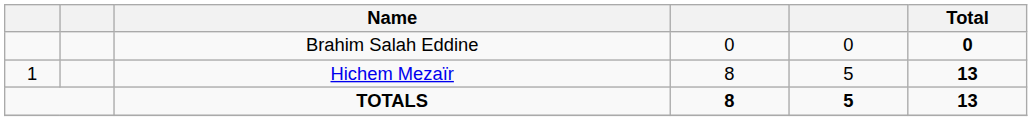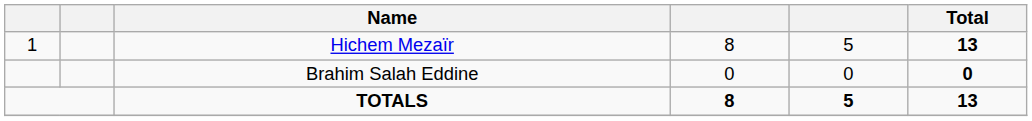rows swapped: (392, 73) <-> (392, 45)
